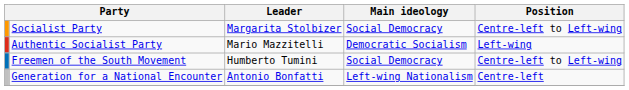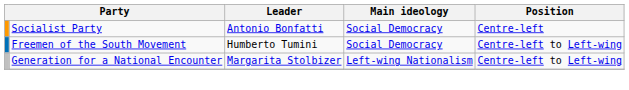(284, 29) Margarita Stolbizer -> (275, 29) Antonio Bonfatti
(550, 29) Centre-left to Left-wing -> (511, 29) Centre-left
- row: (87, 45)
(275, 77) Antonio Bonfatti -> (284, 61) Margarita Stolbizer
(511, 77) Centre-left -> (550, 61) Centre-left to Left-wing
